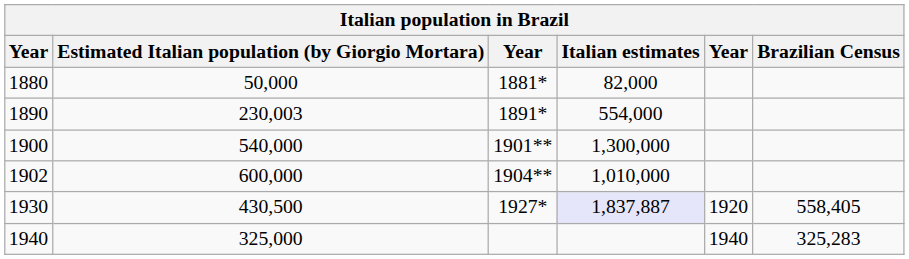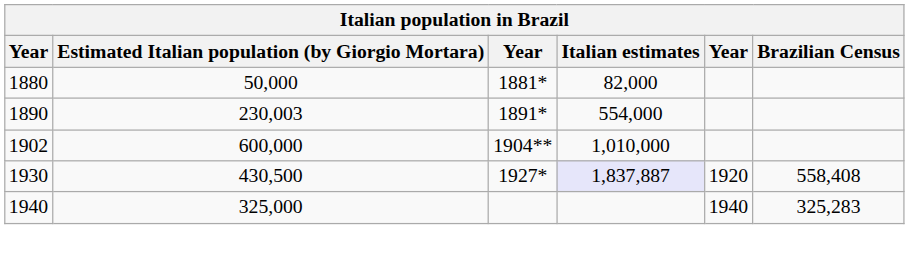- row: (29, 144)
(829, 207) 558,405 -> (829, 176) 558,408
